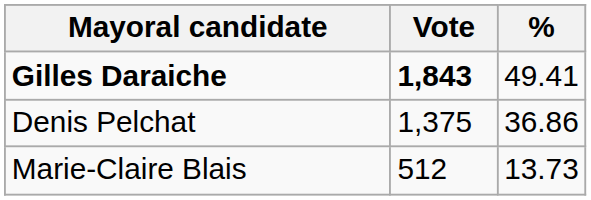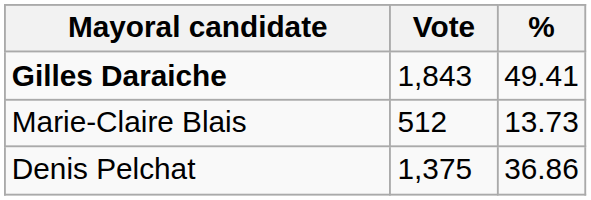(435, 75) bold -> (435, 75) normal
rows swapped: (104, 122) <-> (129, 169)
